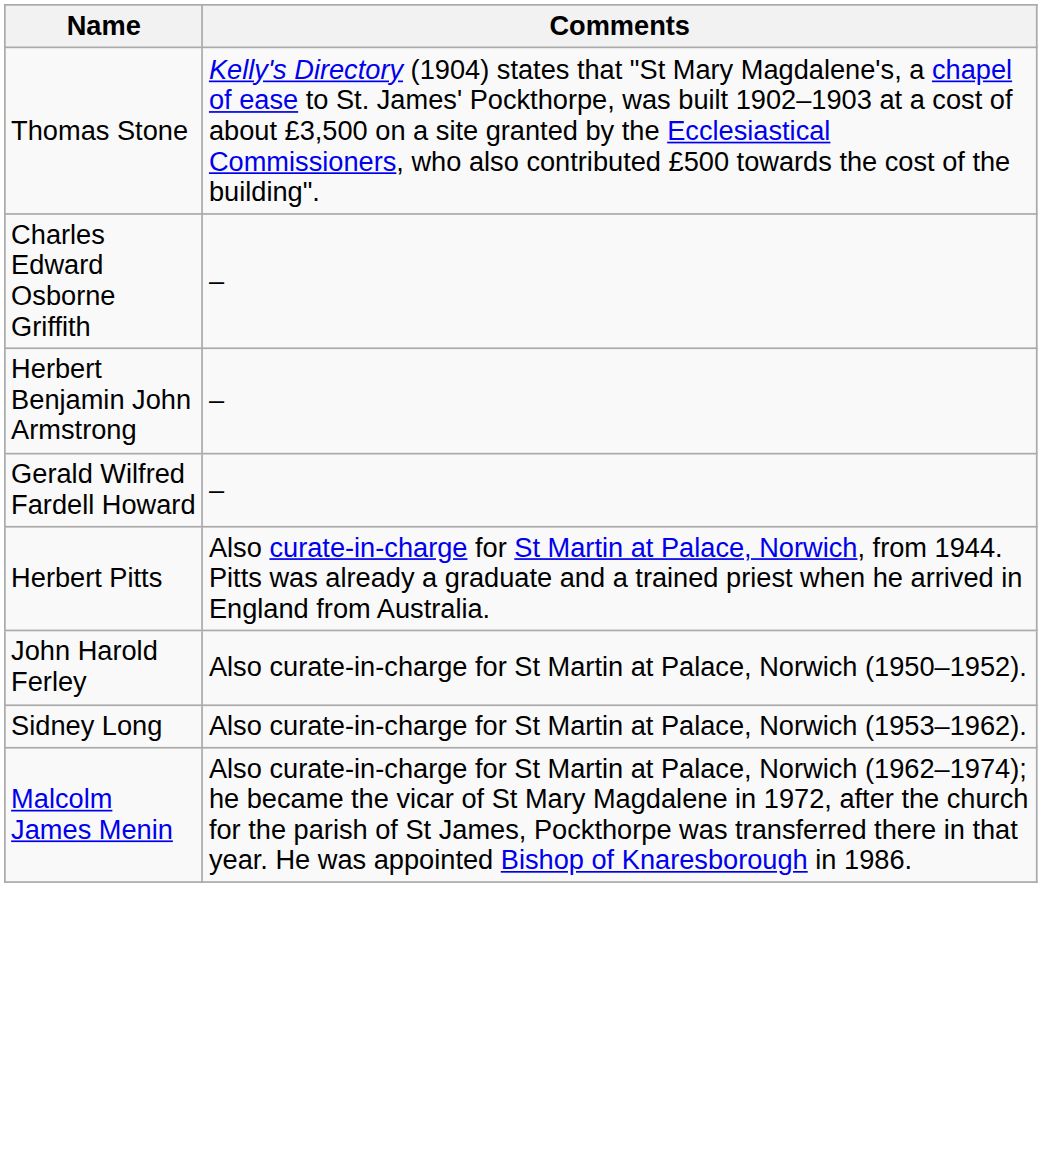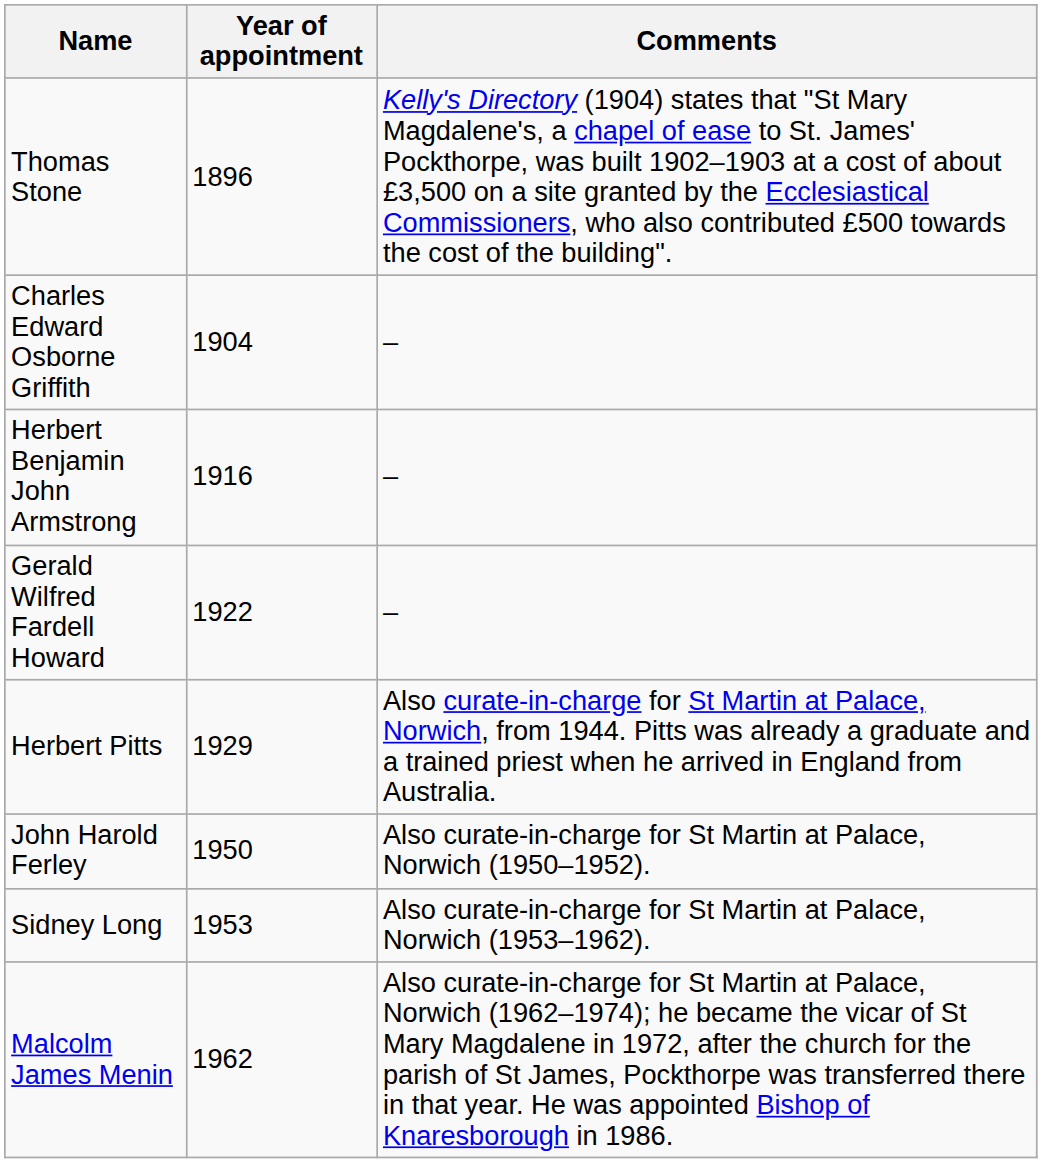+ column: (281, 41)
